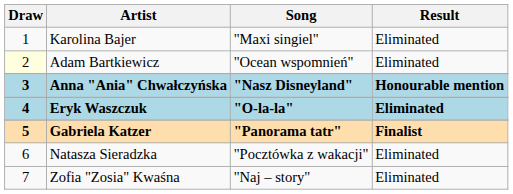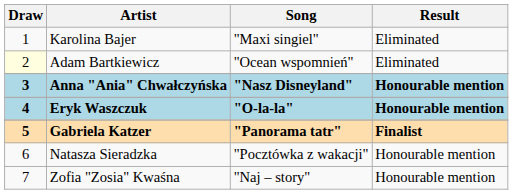(410, 108) Eliminated -> (440, 108) Honourable mention
(407, 154) Eliminated -> (435, 154) Honourable mention
(407, 177) Eliminated -> (435, 177) Honourable mention
